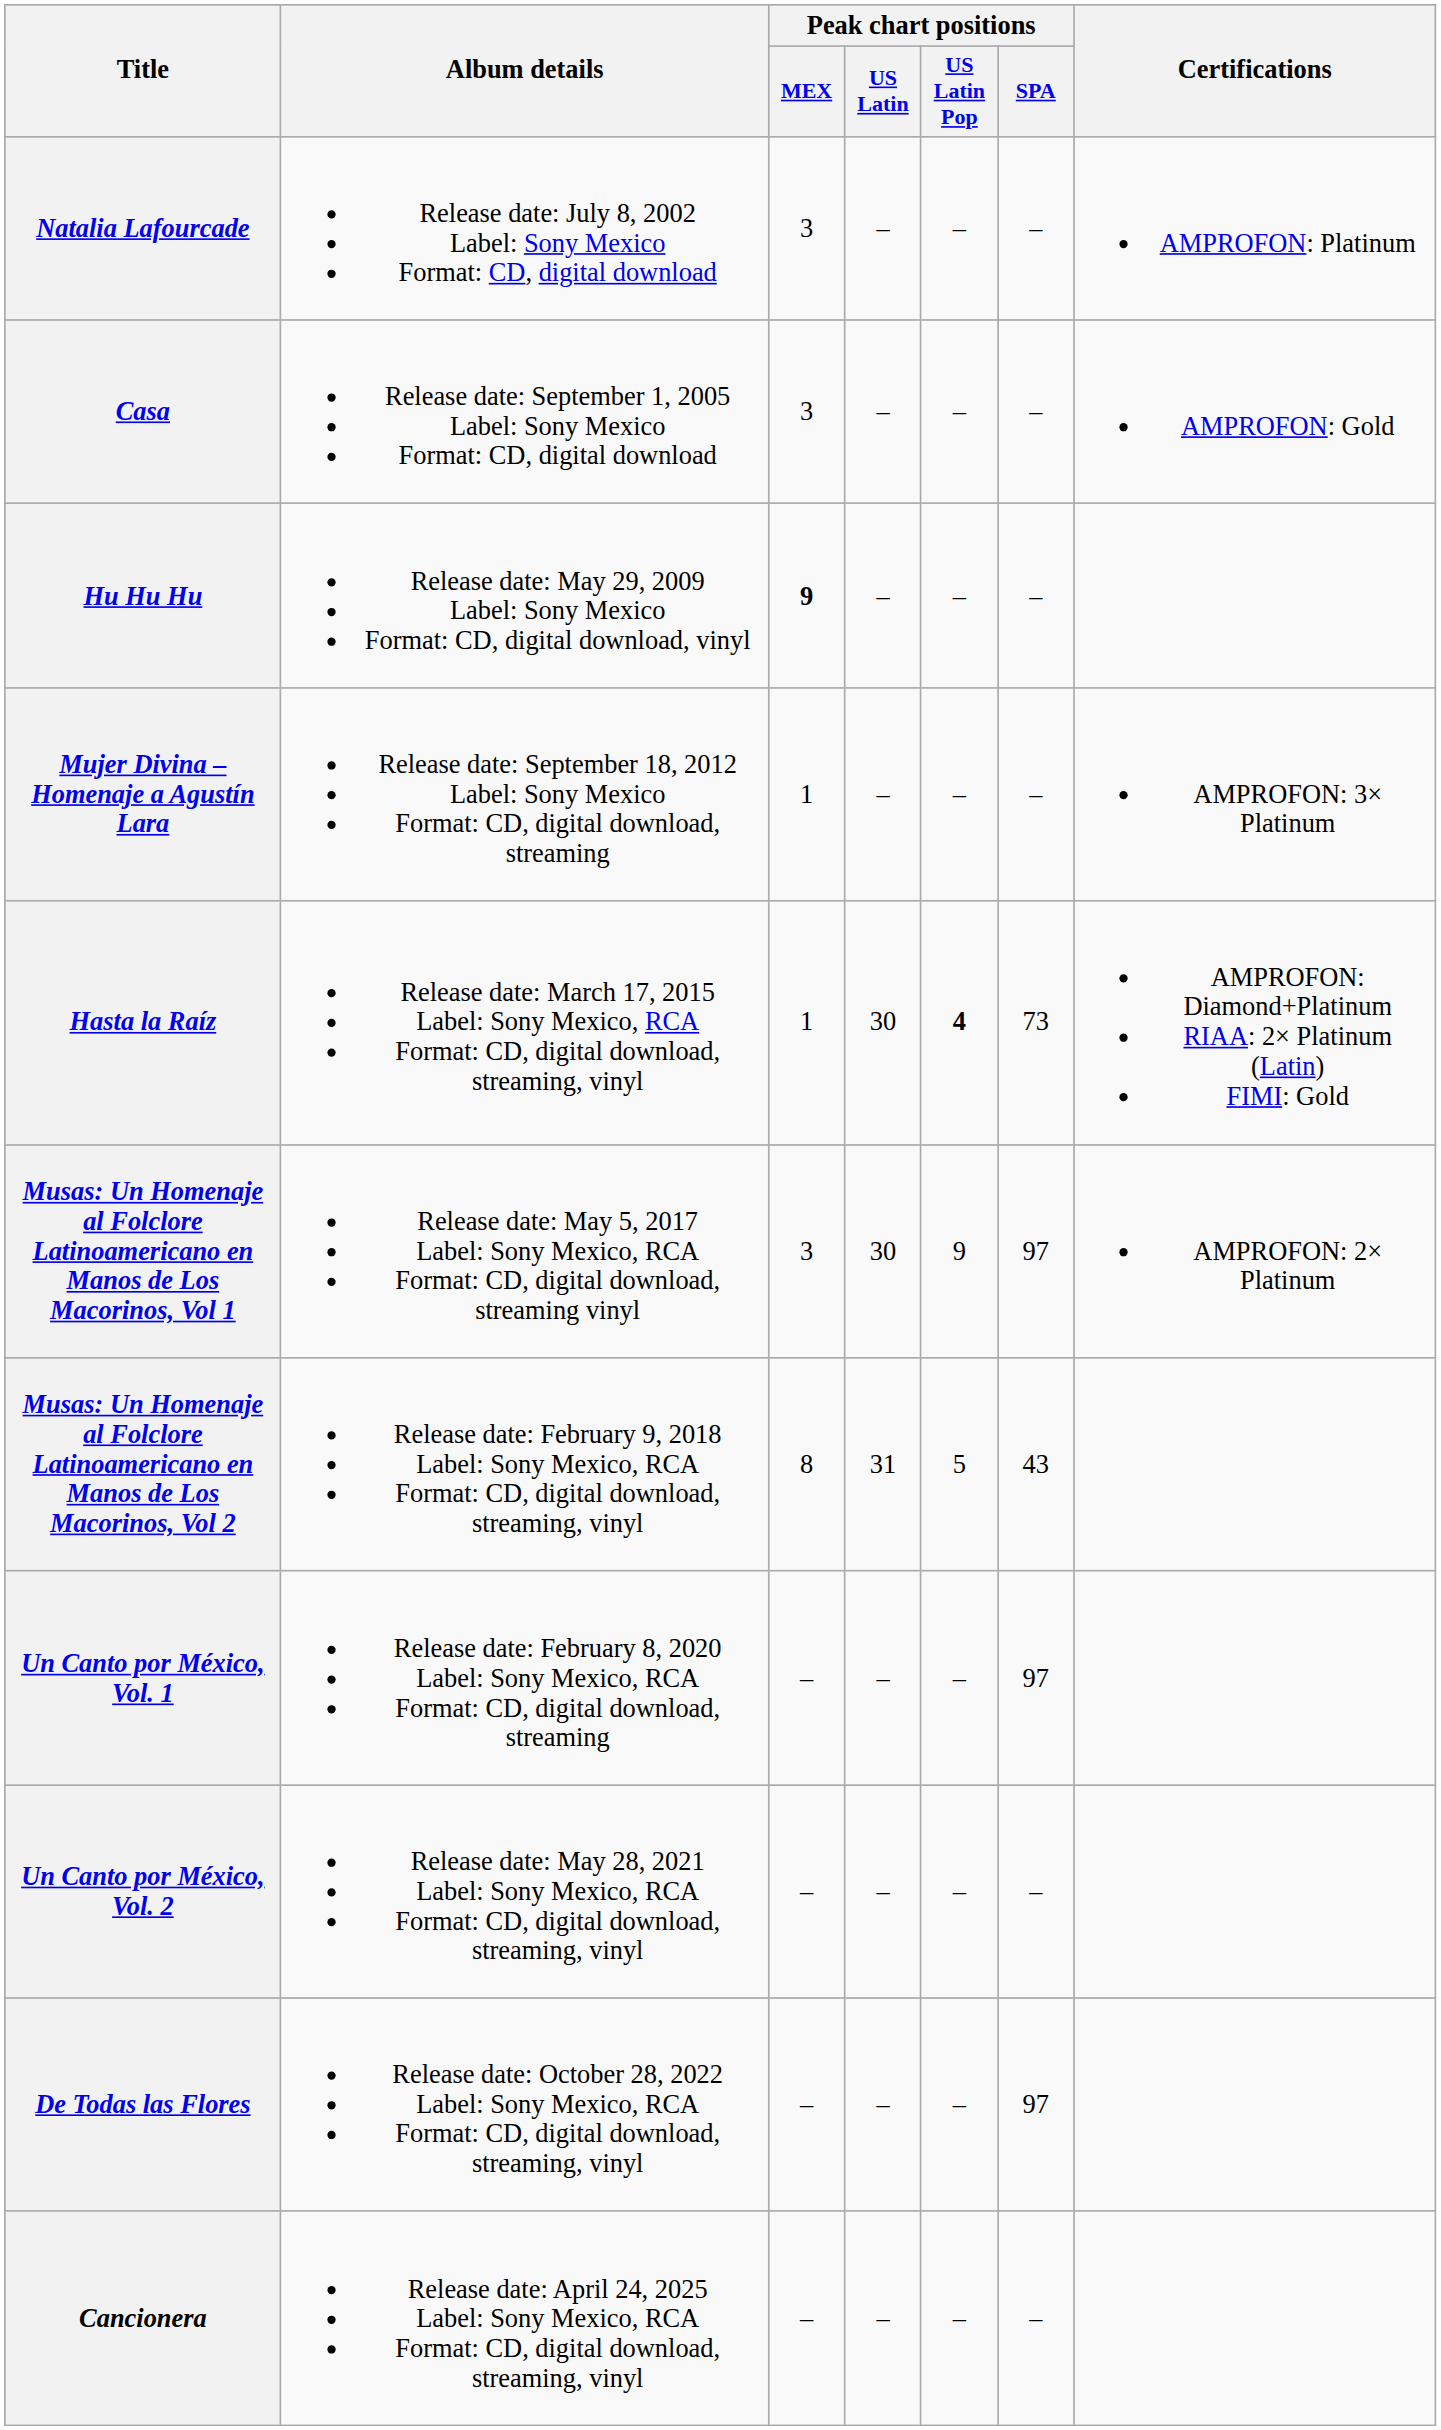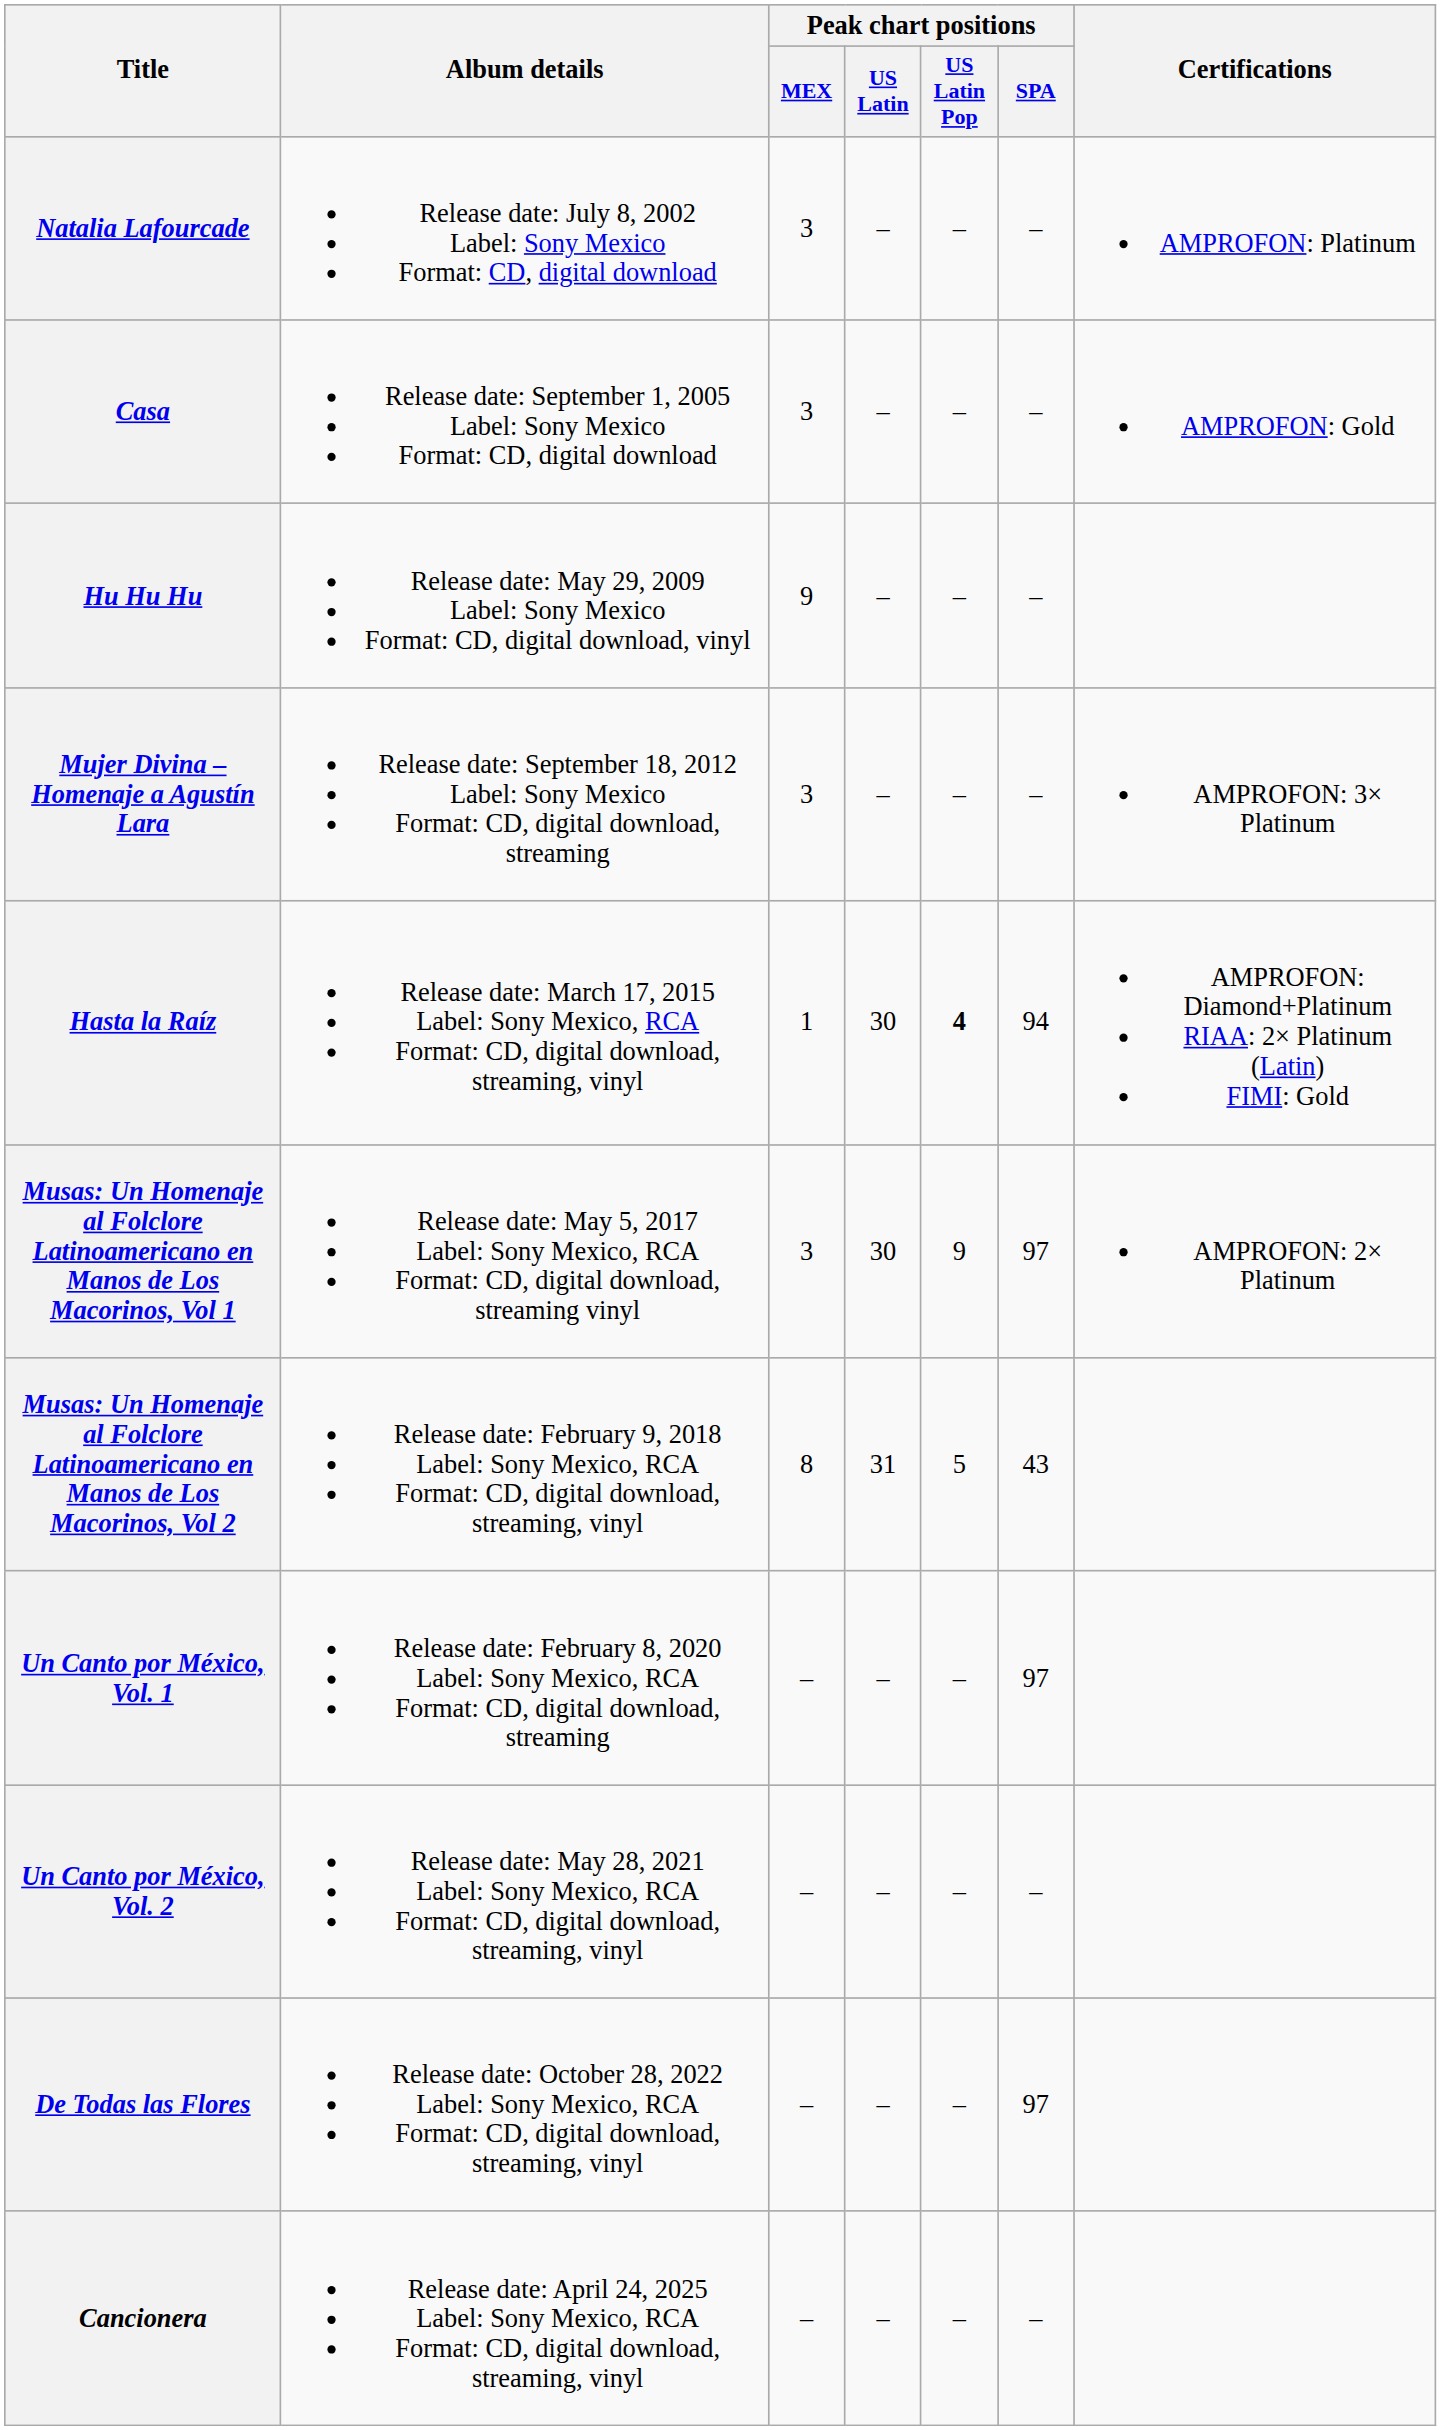(807, 595) bold -> (807, 595) normal
(807, 794) 1 -> (807, 794) 3
(1036, 1022) 73 -> (1036, 1022) 94
